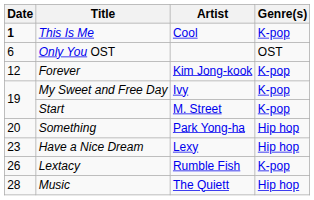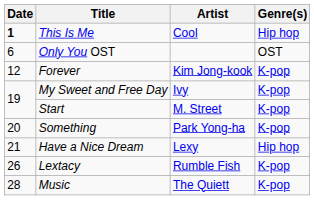(274, 33) K-pop -> (279, 33) Hip hop
(279, 128) Hip hop -> (274, 128) K-pop
(14, 147) 23 -> (14, 147) 21
(279, 185) Hip hop -> (274, 185) K-pop
